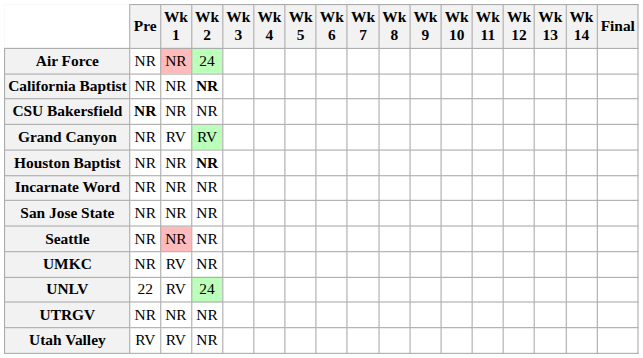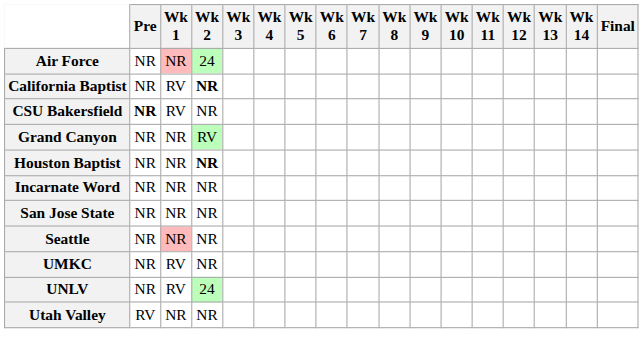(176, 86) NR -> (176, 86) RV
(176, 112) NR -> (176, 112) RV
(176, 137) RV -> (176, 137) NR
(145, 289) 22 -> (145, 289) NR
- row: (67, 315)
(176, 340) RV -> (176, 315) NR
